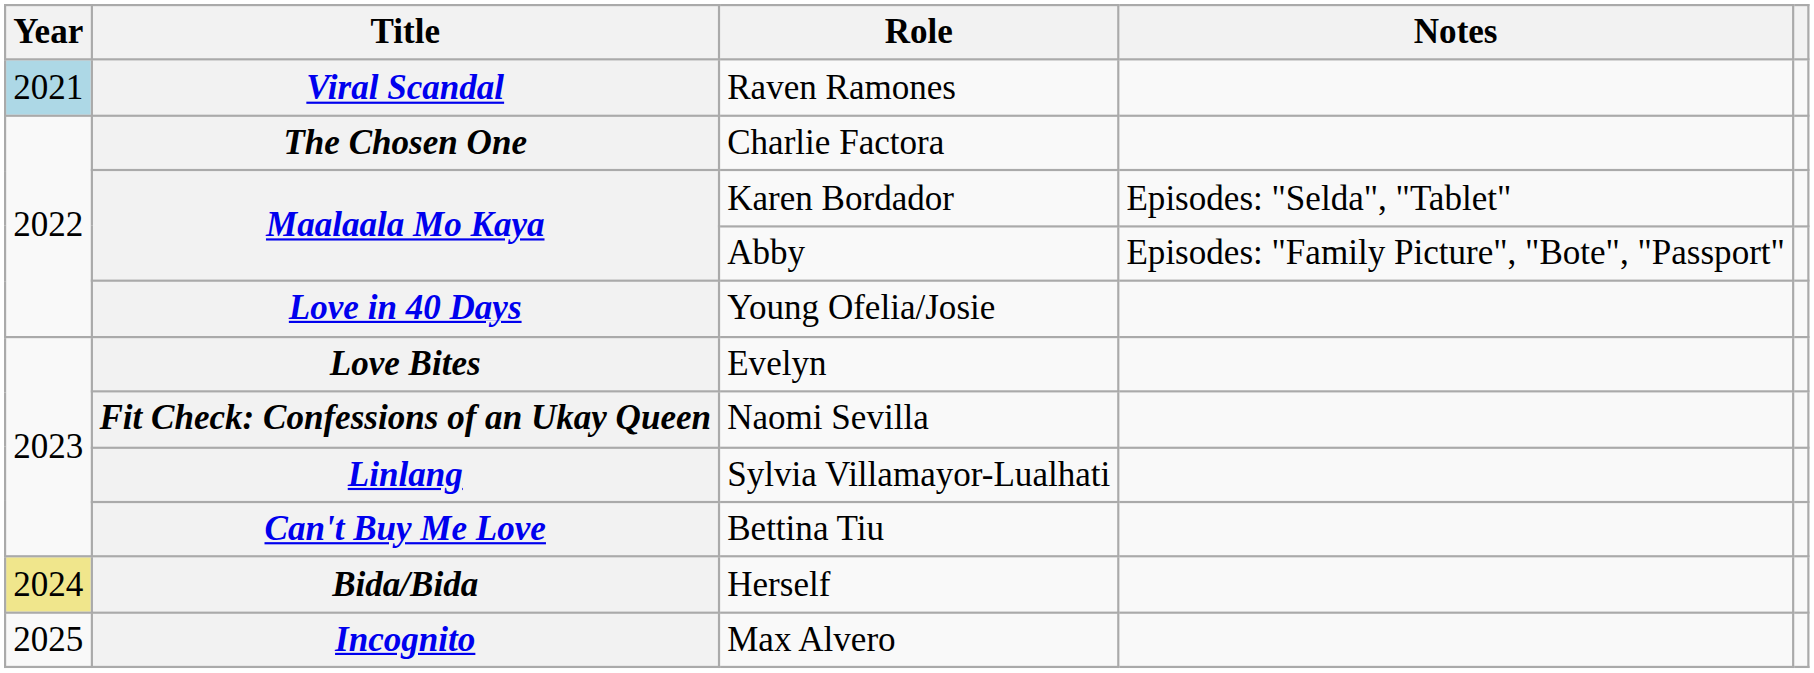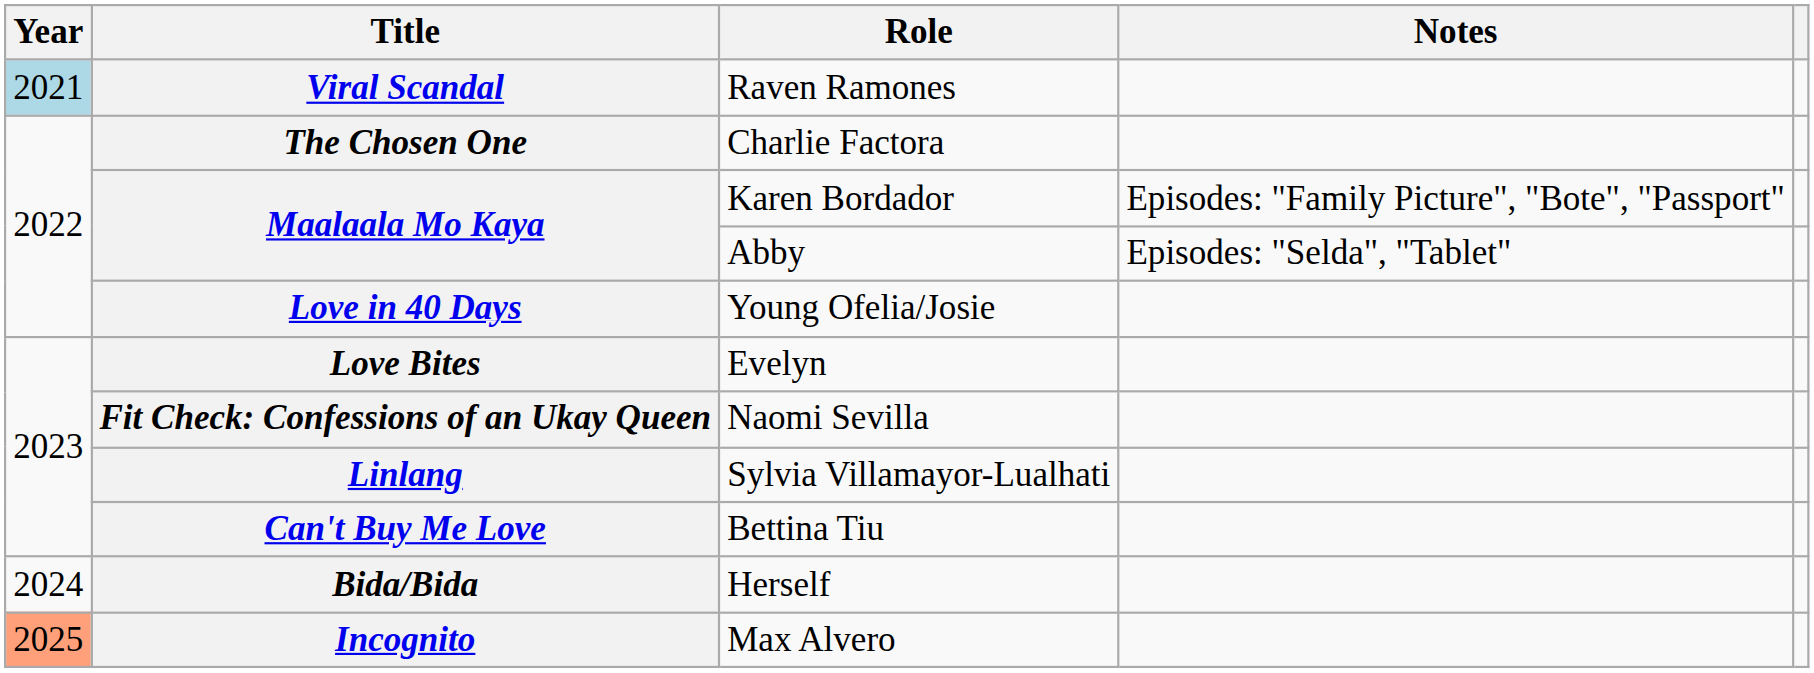(1319, 197) Episodes: "Selda", "Tablet" -> (1456, 197) Episodes: "Family Picture", "Bote", "Passport"
(1456, 253) Episodes: "Family Picture", "Bote", "Passport" -> (1319, 253) Episodes: "Selda", "Tablet"
(48, 584) khaki background -> (48, 584) no background
(48, 639) no background -> (48, 639) lightsalmon background
